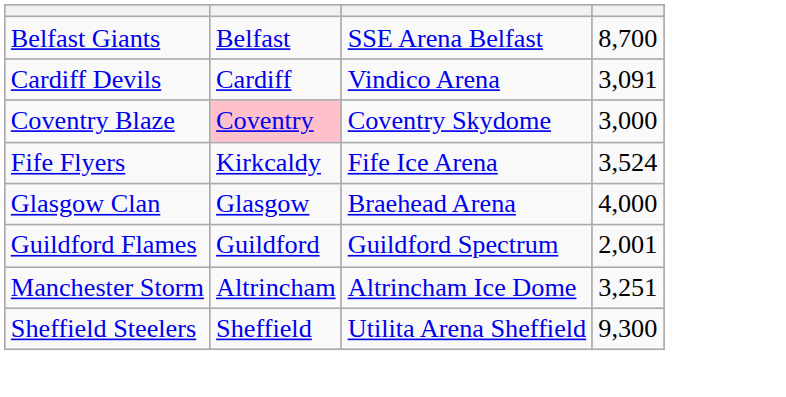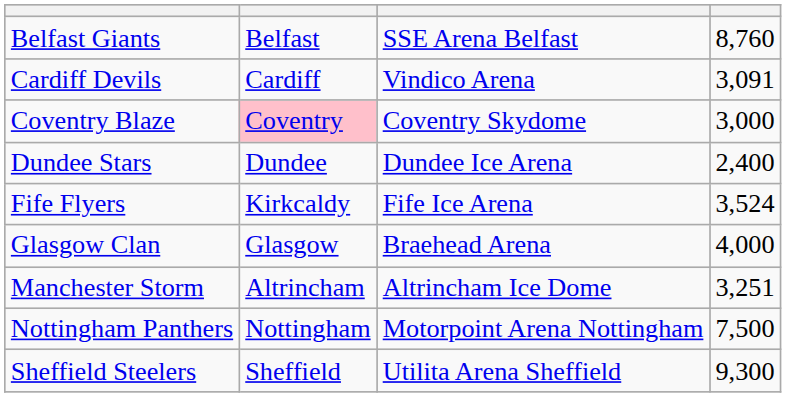(628, 37) 8,700 -> (745, 37) 8,760
+ row: (81, 162)
- row: (104, 245)
+ row: (122, 328)
